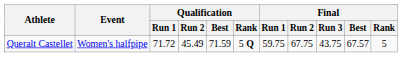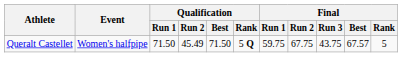(164, 44) 71.72 -> (164, 44) 71.50
(220, 44) 71.59 -> (220, 44) 71.50
